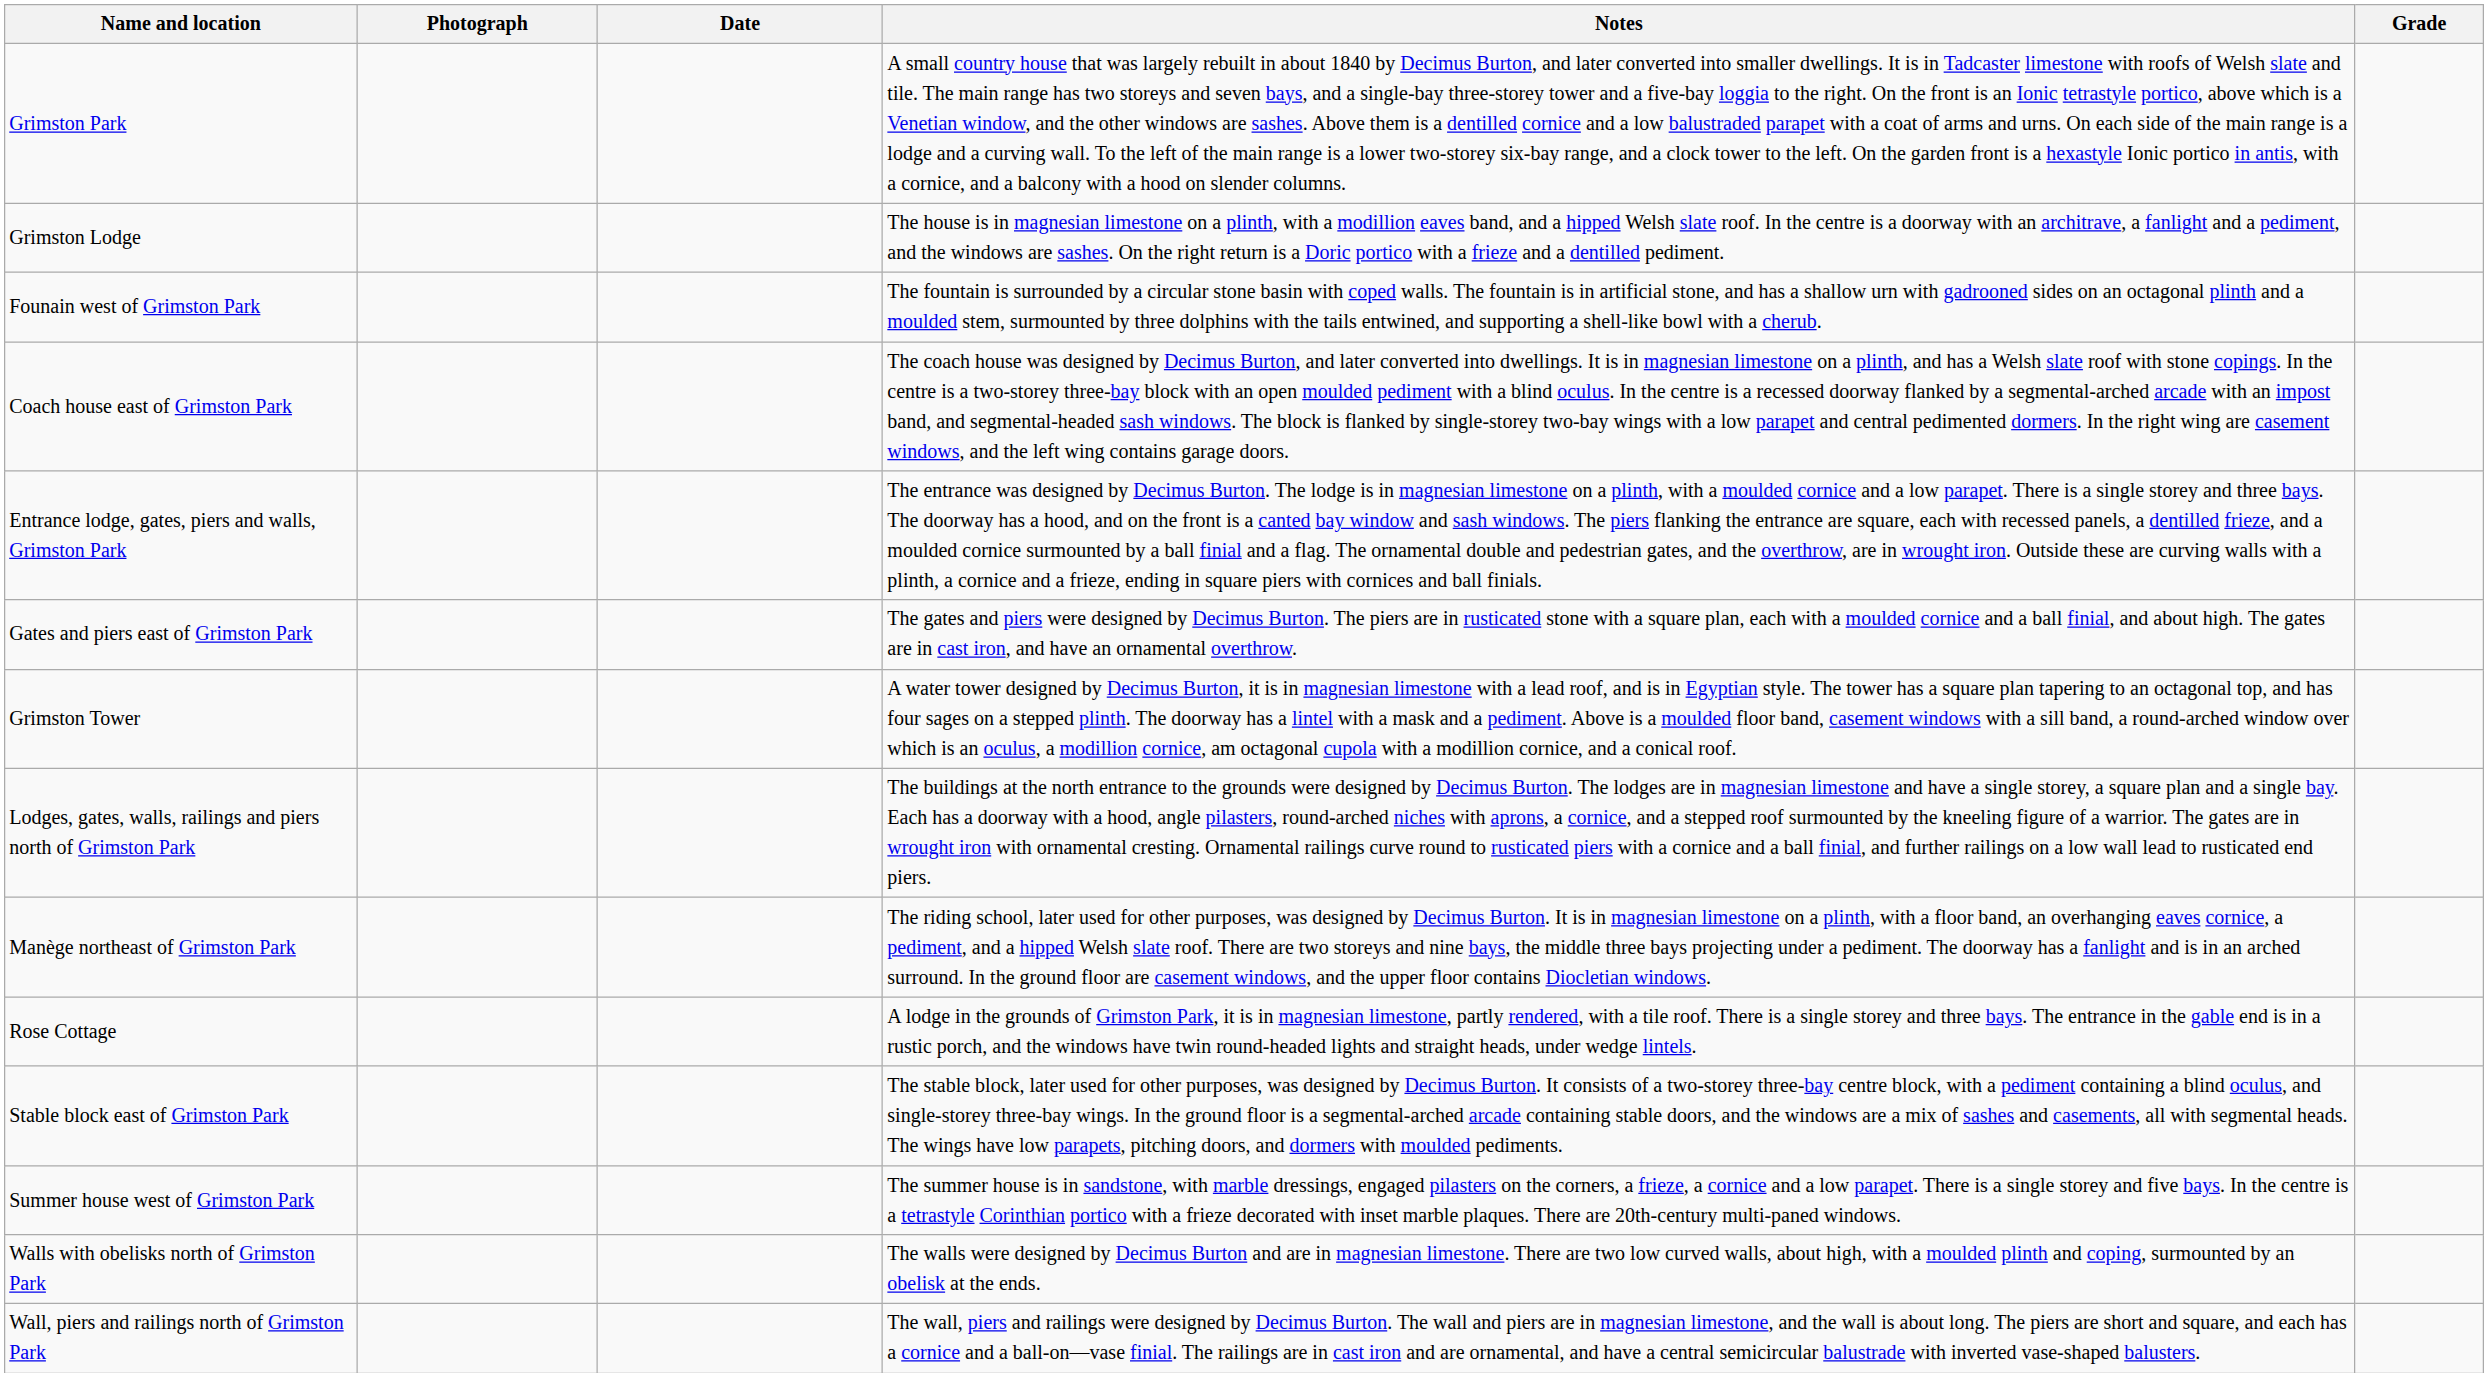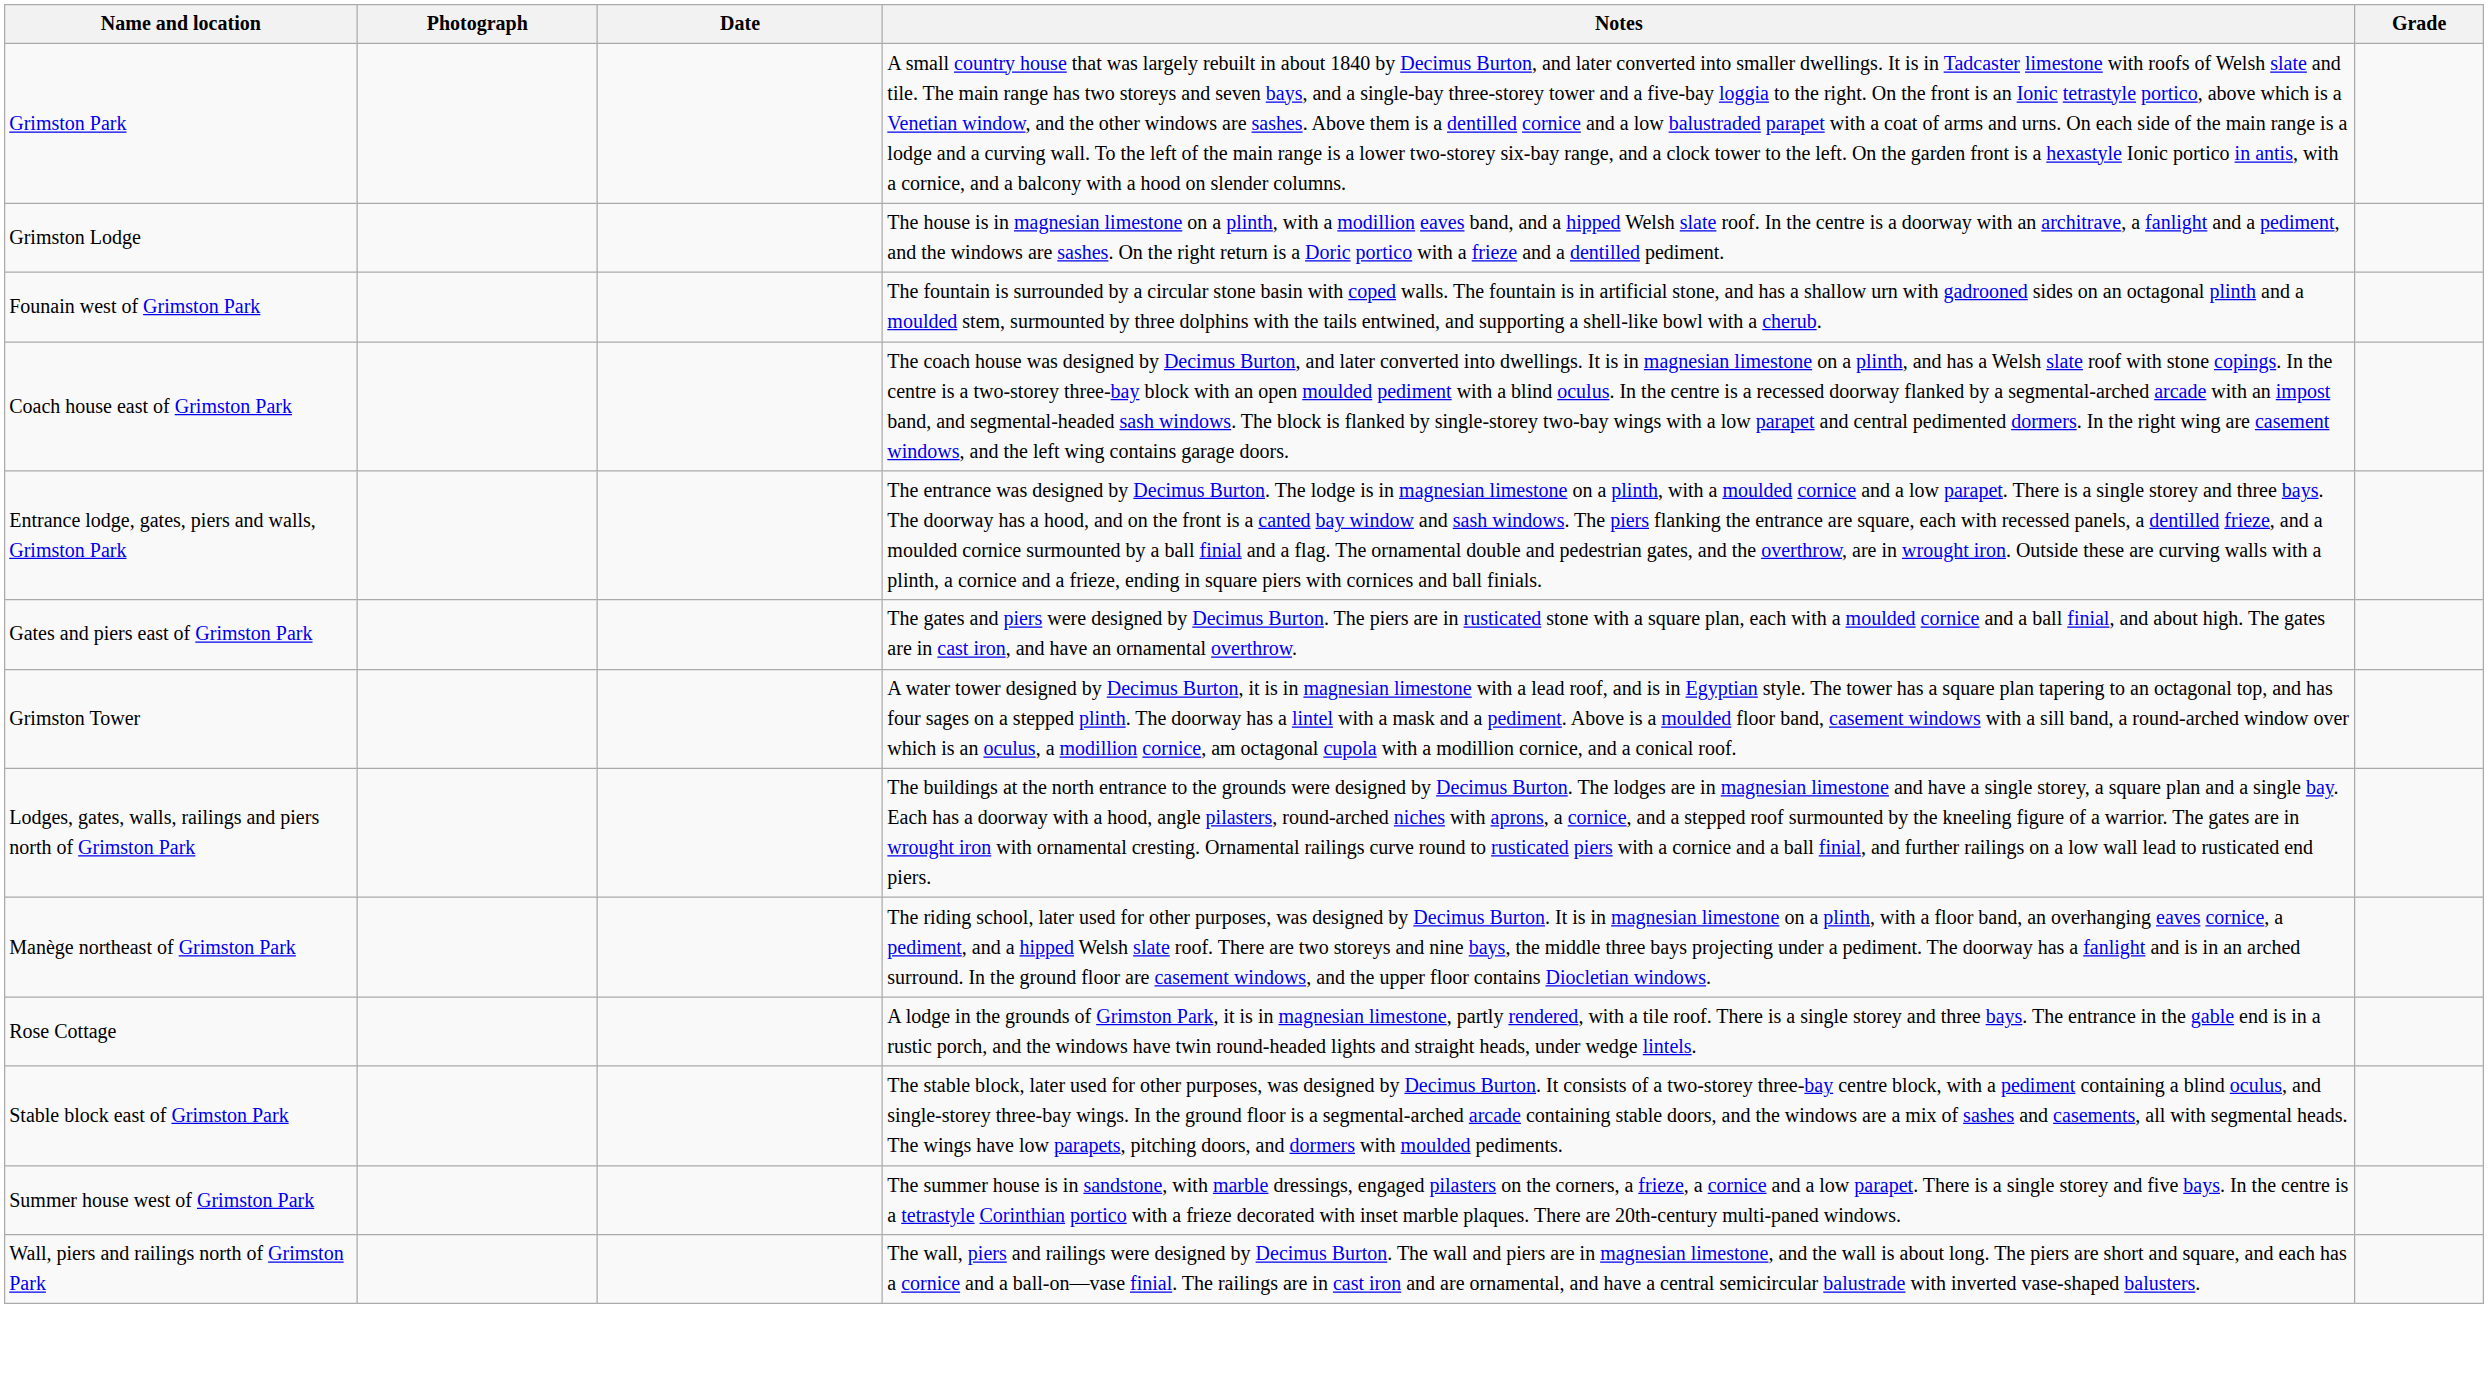- row: (162, 1268)
